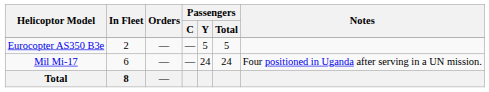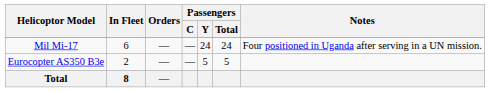rows swapped: (56, 62) <-> (56, 45)
